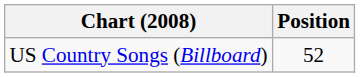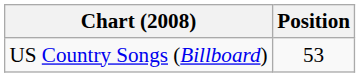(314, 54) 52 -> (314, 54) 53
